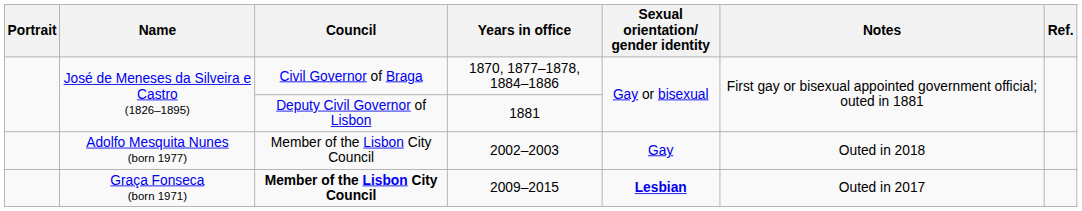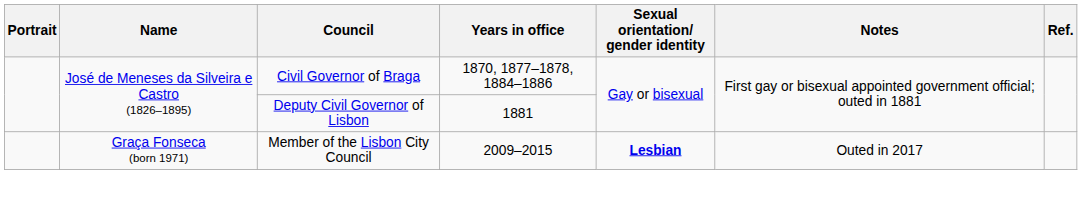- row: (525, 150)
(351, 187) bold -> (349, 150) normal
